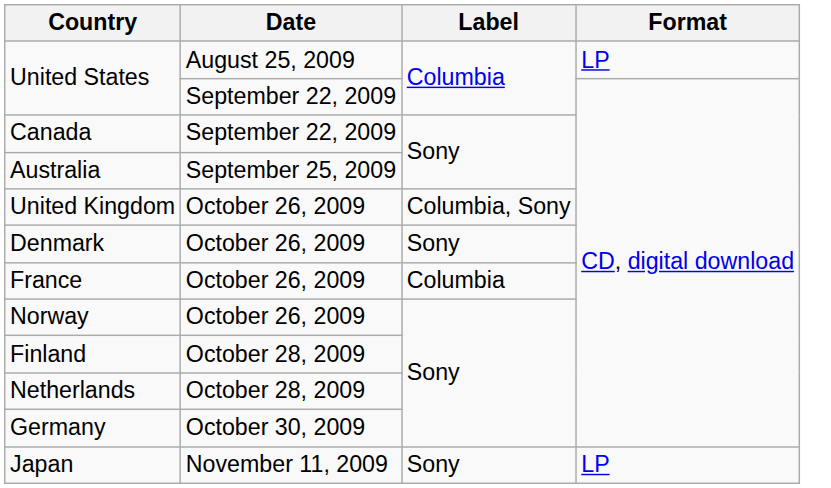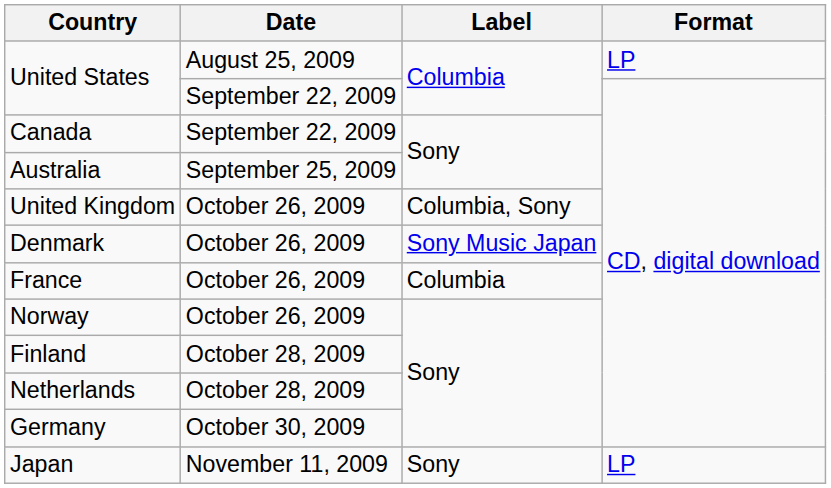(433, 243) Sony -> (502, 243) Sony Music Japan
